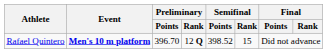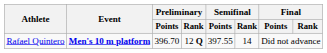(220, 41) 398.52 -> (220, 41) 397.55
(247, 41) 15 -> (247, 41) 14
